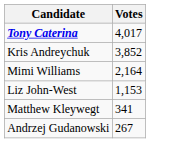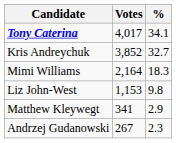+ column: (159, 14)
